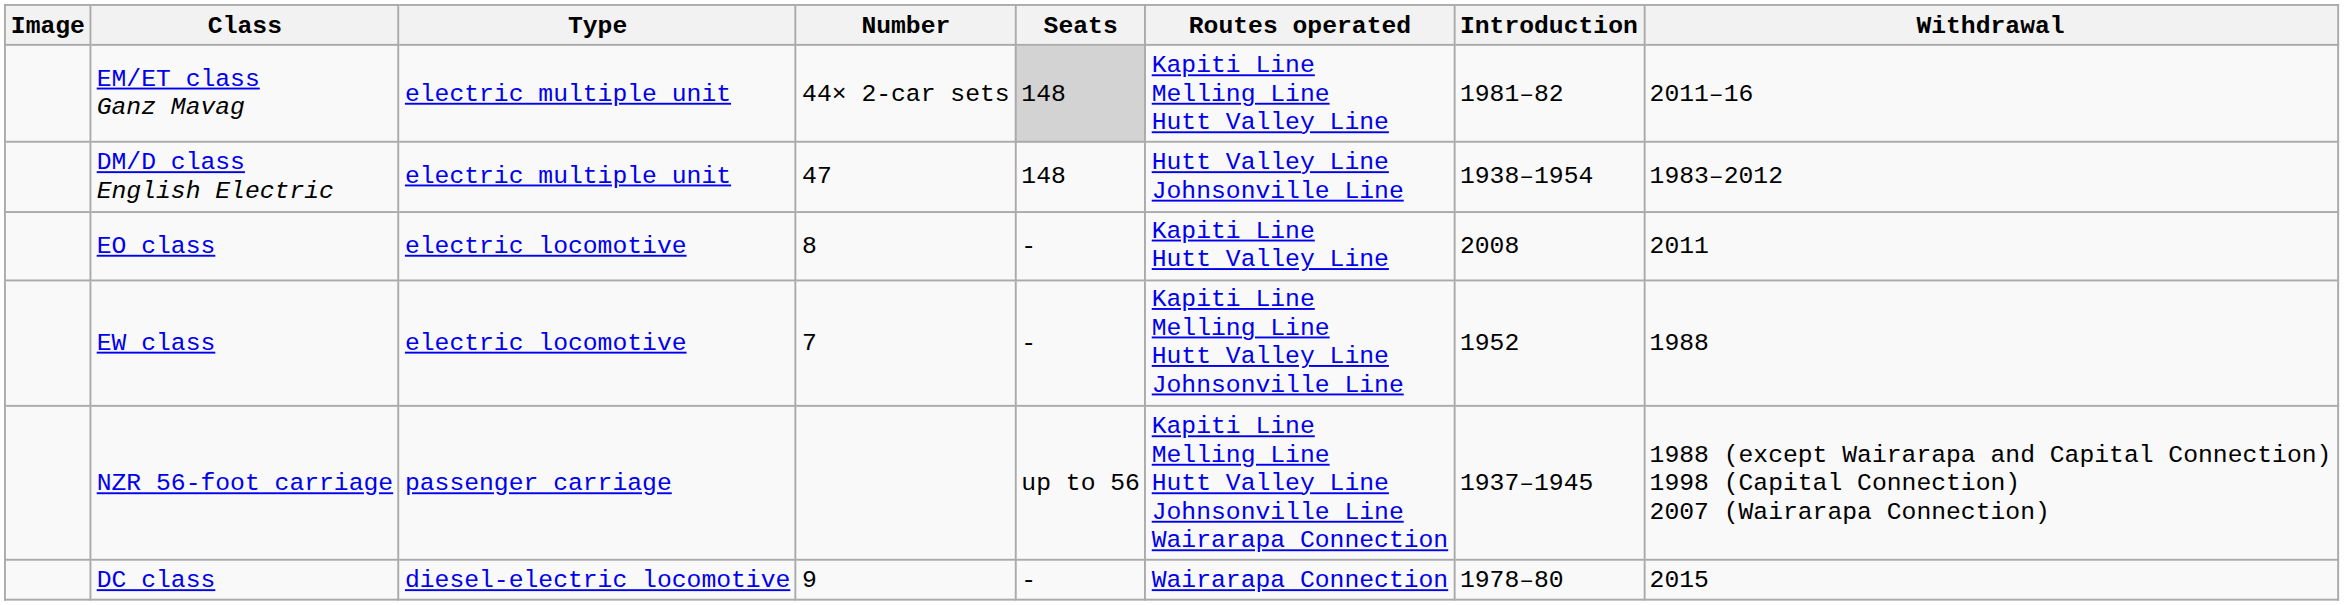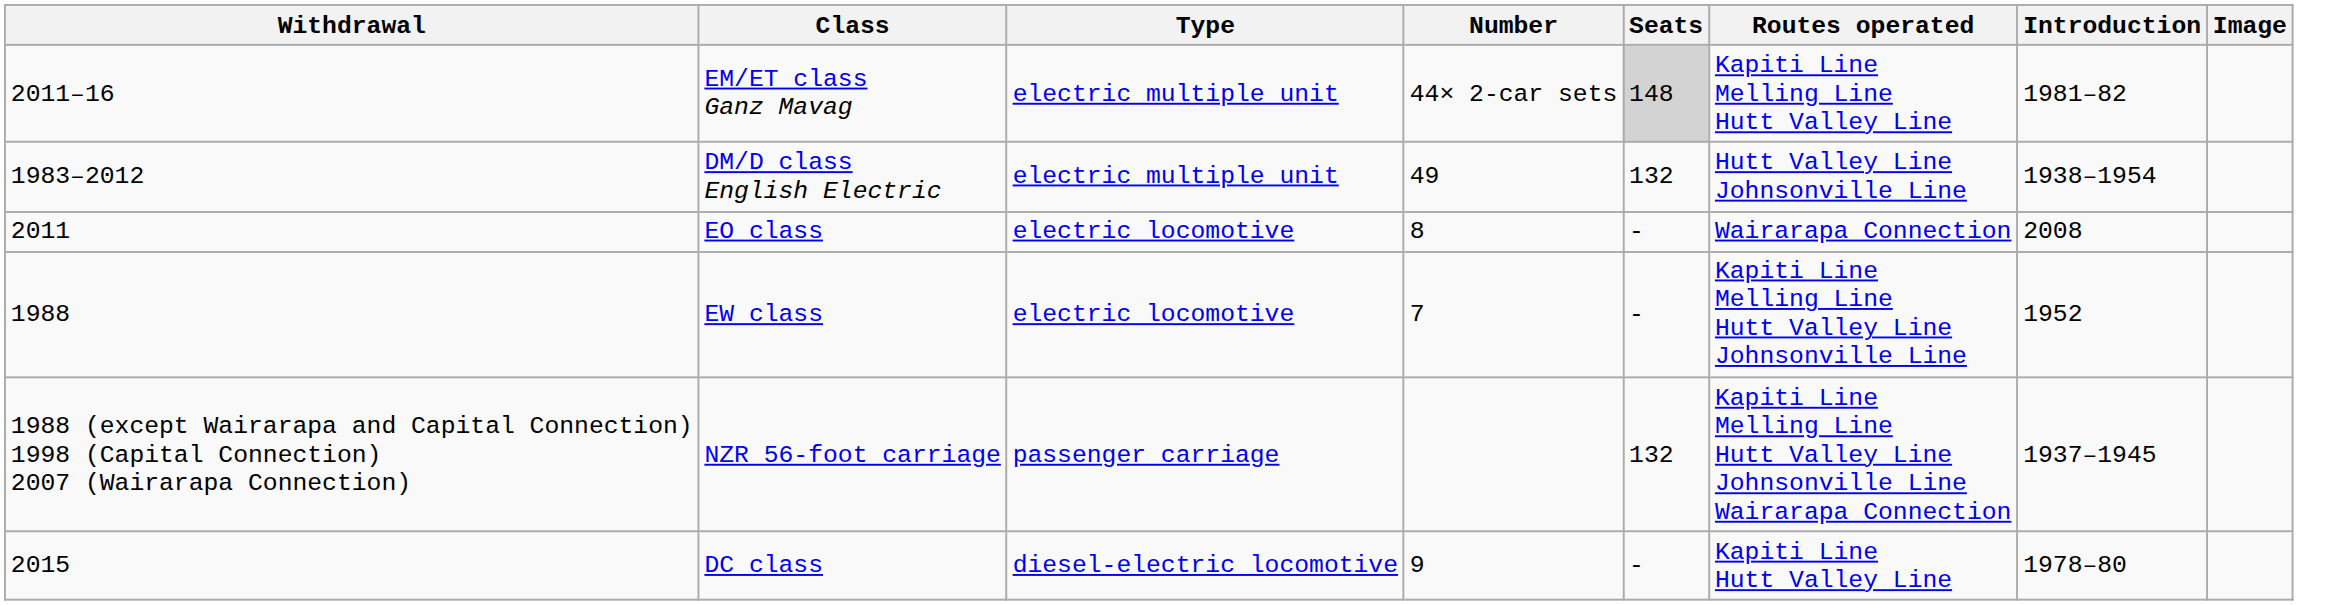columns swapped: (48, 25) <-> (1990, 25)
(817, 177) 47 -> (1425, 177) 49
(1044, 177) 148 -> (1651, 177) 132
(1270, 246) Kapiti Line Hutt Valley Line -> (1863, 231) Wairarapa Connection
(1081, 483) up to 56 -> (1651, 454) 132
(1300, 580) Wairarapa Connection -> (1834, 566) Kapiti Line Hutt Valley Line
